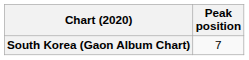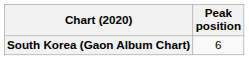(218, 45) 7 -> (218, 45) 6
